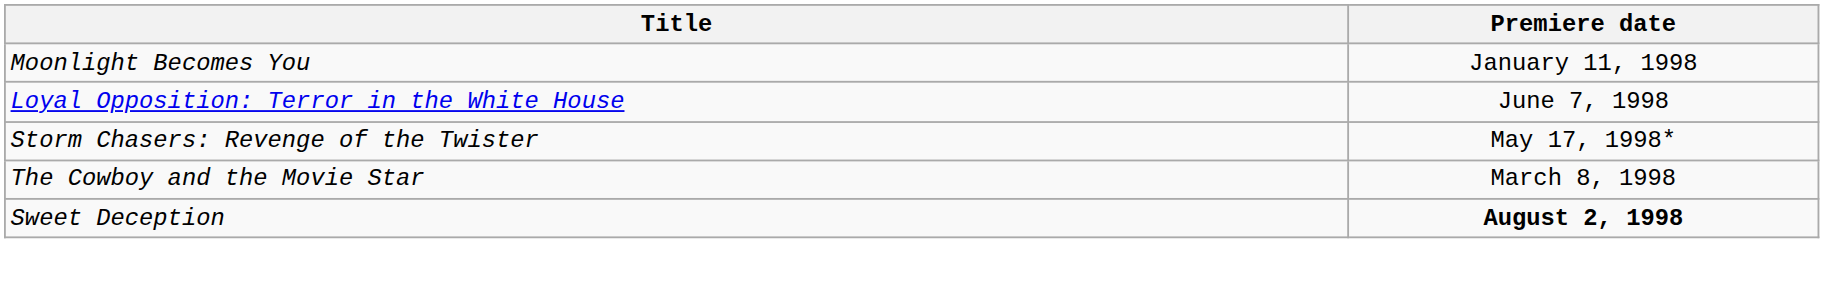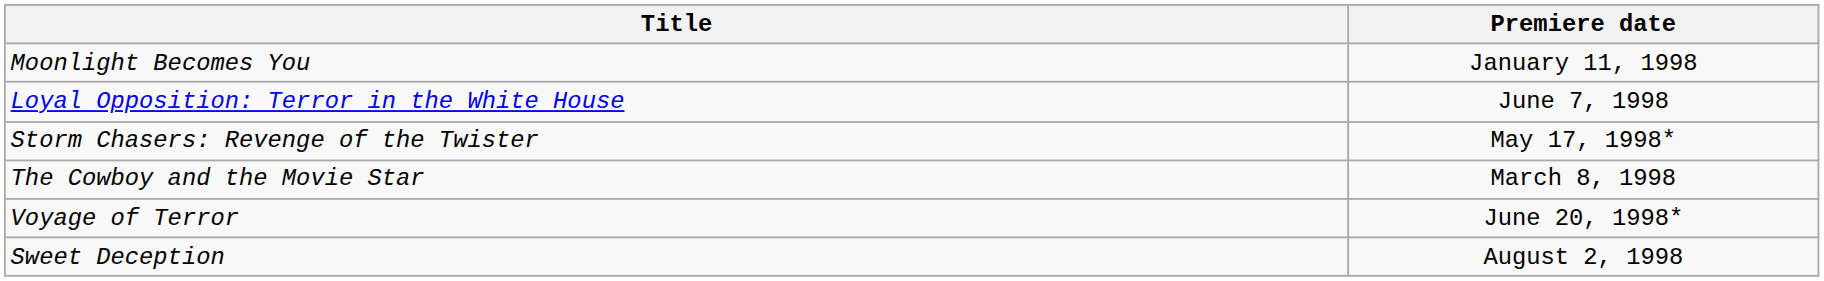+ row: (125, 218)
(1583, 218) bold -> (1583, 257) normal
